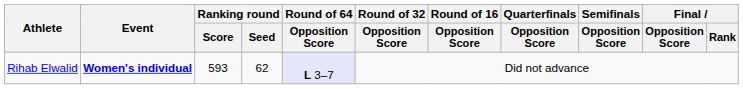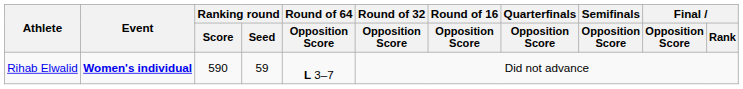(218, 68) 593 -> (218, 68) 590
(262, 68) 62 -> (262, 68) 59
(319, 75) lavender background -> (319, 75) no background
